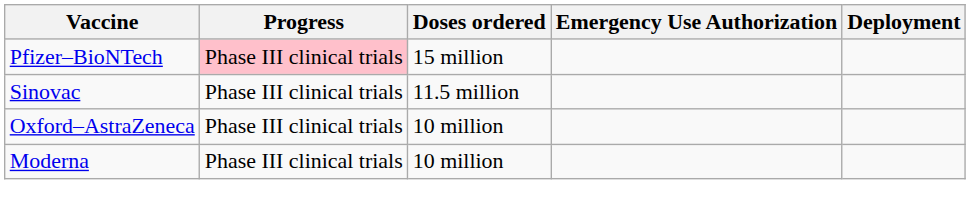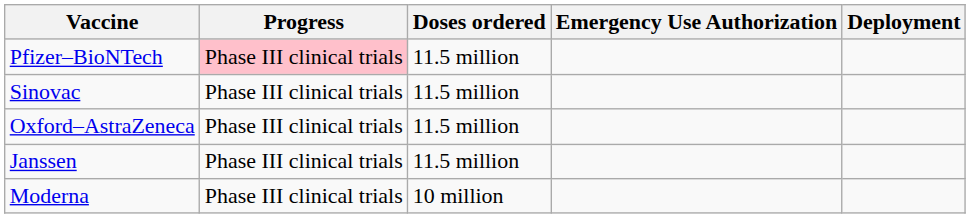(458, 56) 15 million -> (466, 56) 11.5 million
(458, 126) 10 million -> (466, 126) 11.5 million
+ row: (43, 160)
